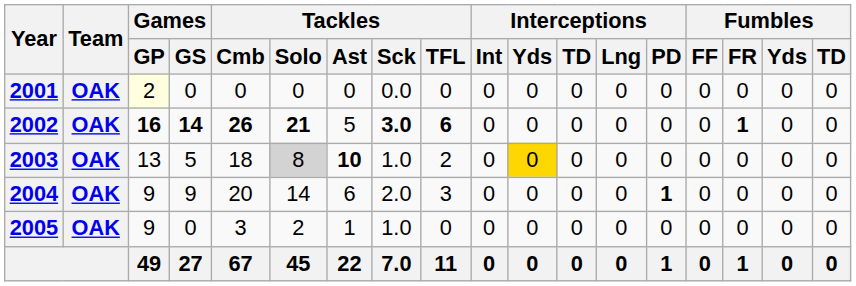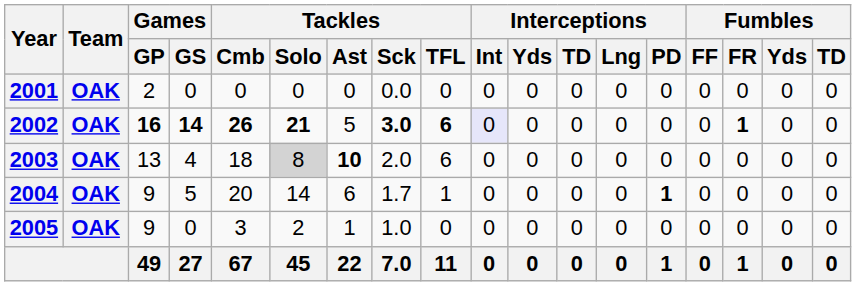(149, 90) lightyellow background -> (149, 90) no background
(489, 125) no background -> (489, 125) lavender background
(191, 159) 5 -> (191, 159) 4
(396, 159) 1.0 -> (396, 159) 2.0
(446, 159) 2 -> (446, 159) 6
(532, 159) gold background -> (532, 159) no background
(191, 194) 9 -> (191, 194) 5
(396, 194) 2.0 -> (396, 194) 1.7
(446, 194) 3 -> (446, 194) 1
